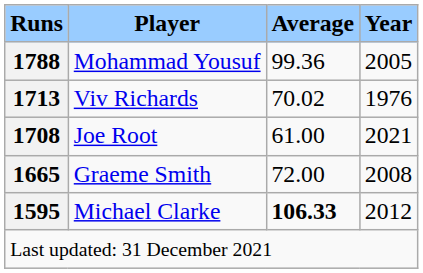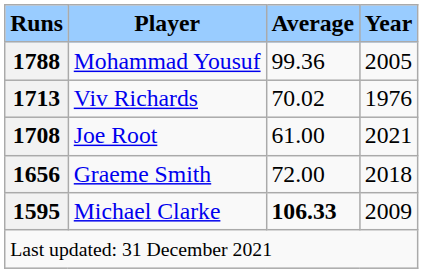(37, 173) 1665 -> (37, 173) 1656
(388, 173) 2008 -> (388, 173) 2018
(388, 211) 2012 -> (388, 211) 2009
